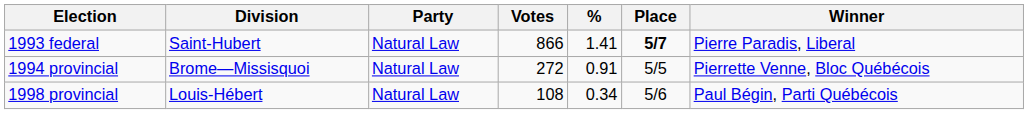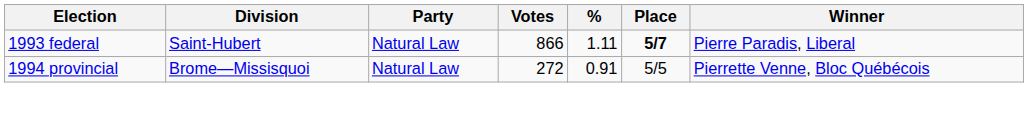(602, 43) 1.41 -> (602, 43) 1.11
- row: (63, 95)
